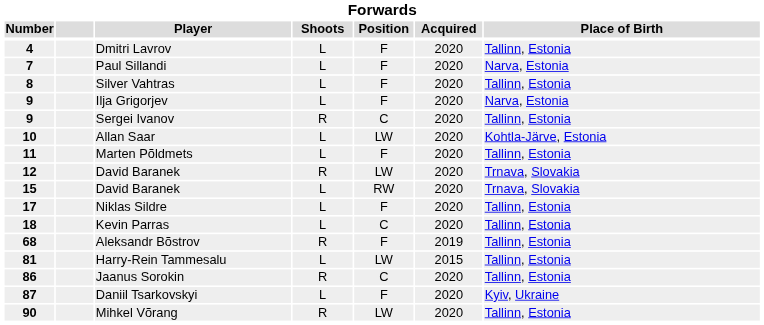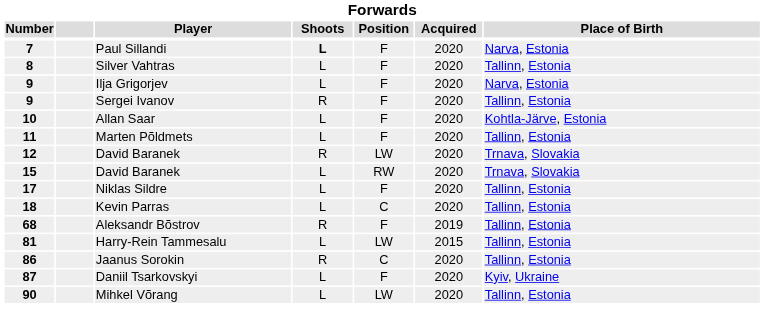- row: (30, 48)
(323, 66) normal -> (323, 48) bold
(384, 119) C -> (384, 101) F
(384, 136) LW -> (384, 119) F
(323, 312) R -> (323, 295) L
